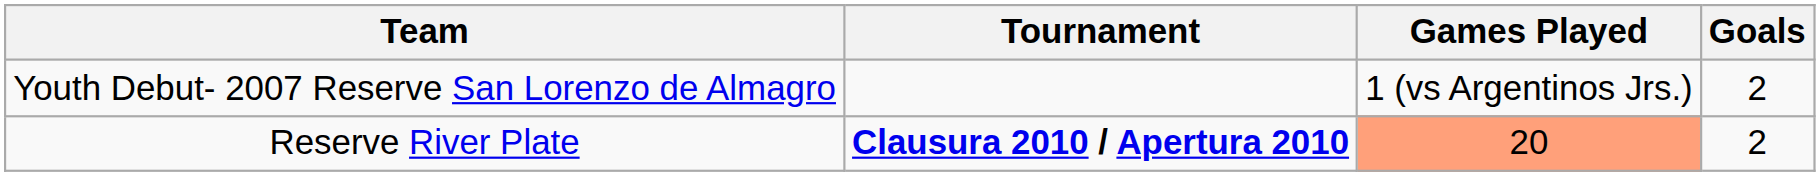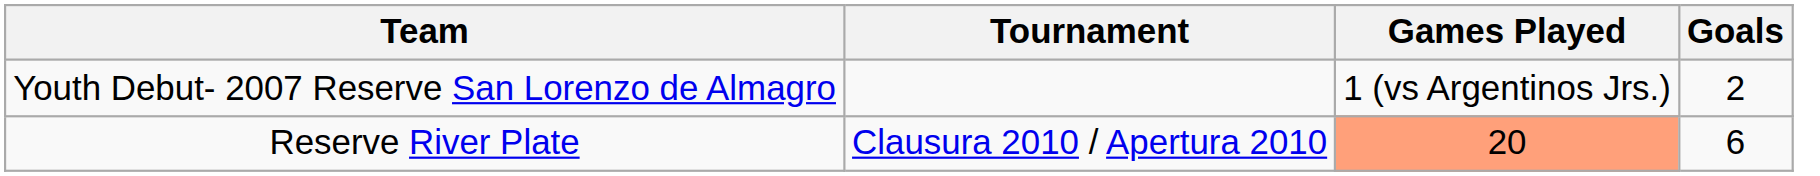(1101, 142) bold -> (1090, 142) normal
(1757, 142) 2 -> (1735, 142) 6
